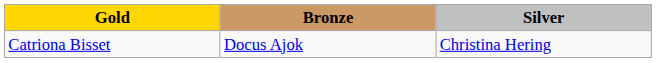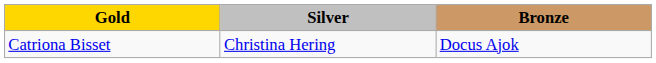columns swapped: (544, 17) <-> (328, 17)
